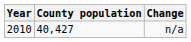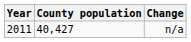(19, 30) 2010 -> (19, 30) 2011
